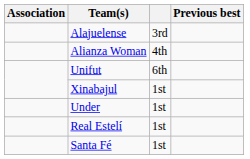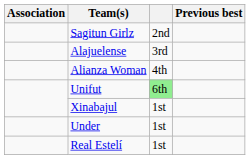+ row: (102, 32)
(160, 70) no background -> (160, 88) lightgreen background
- row: (91, 145)
